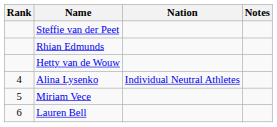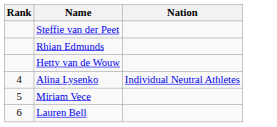- column: (257, 12)
